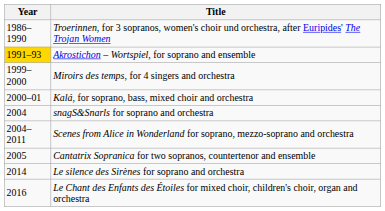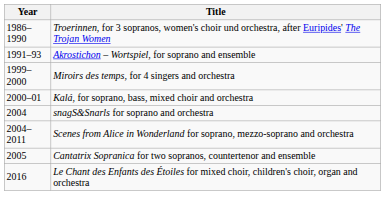(24, 54) gold background -> (24, 54) no background
- row: (149, 171)
